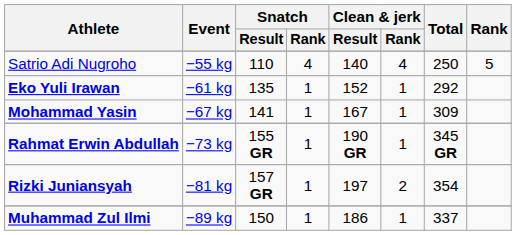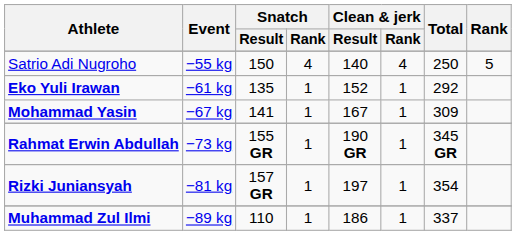(261, 64) 110 -> (261, 64) 150
(403, 186) 2 -> (403, 186) 1
(261, 218) 150 -> (261, 218) 110
